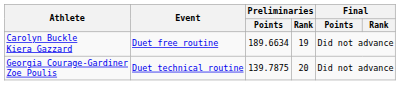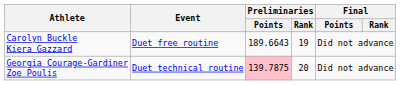(269, 44) 189.6634 -> (269, 44) 189.6643
(269, 68) no background -> (269, 68) pink background
